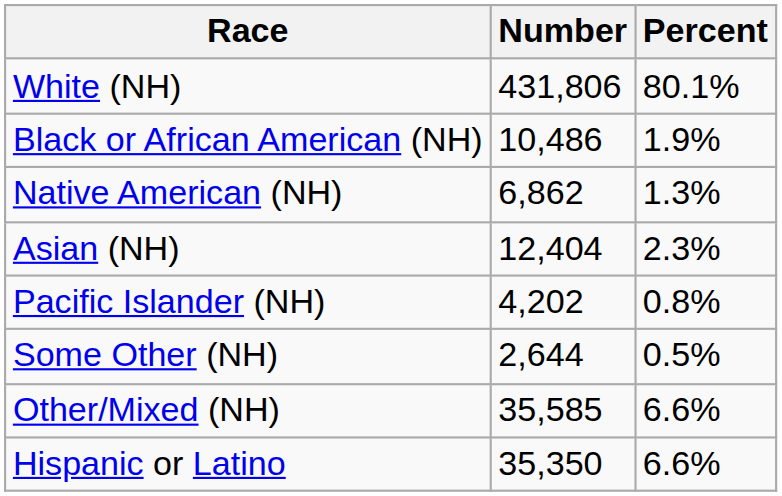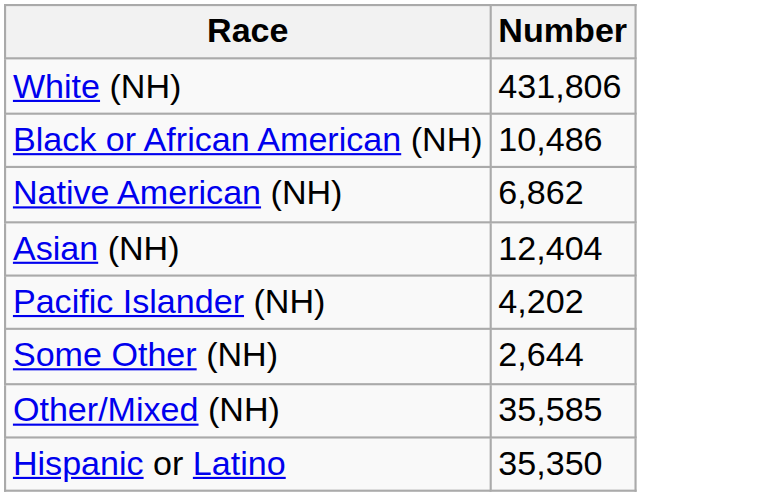- column: (705, 31)
